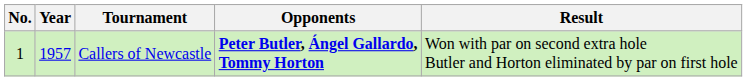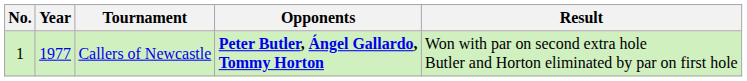(55, 53) 1957 -> (55, 53) 1977
